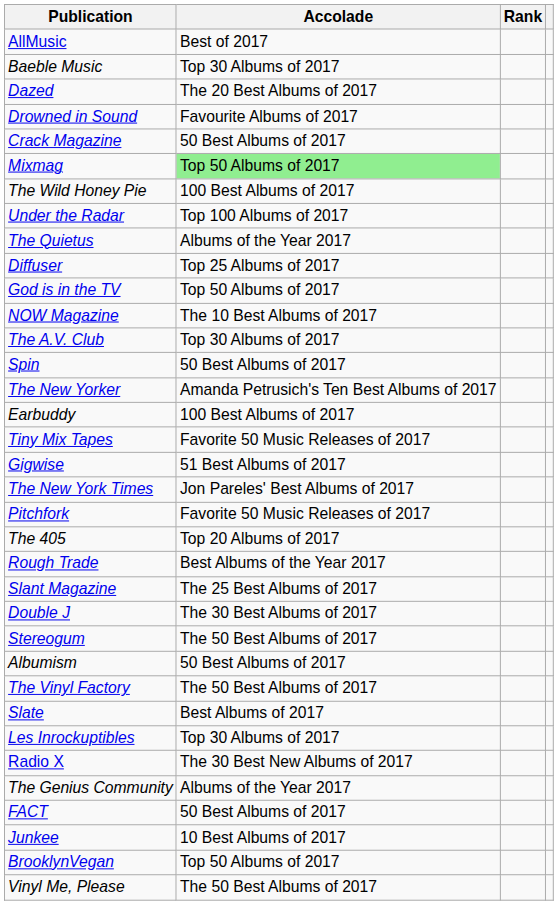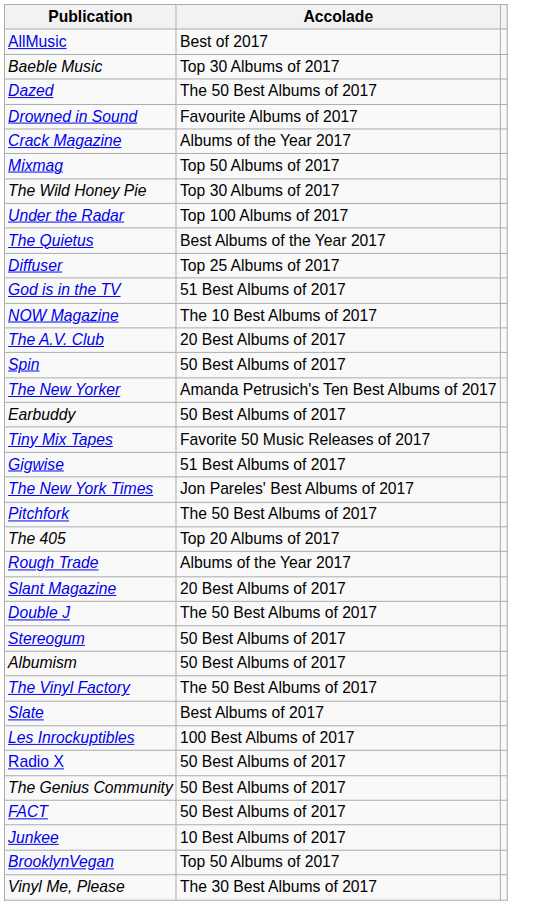- column: (523, 16)
(279, 91) The 20 Best Albums of 2017 -> (279, 91) The 50 Best Albums of 2017
(263, 141) 50 Best Albums of 2017 -> (265, 141) Albums of the Year 2017
(260, 166) lightgreen background -> (260, 166) no background
(267, 191) 100 Best Albums of 2017 -> (260, 191) Top 30 Albums of 2017
(265, 240) Albums of the Year 2017 -> (283, 240) Best Albums of the Year 2017
(260, 290) Top 50 Albums of 2017 -> (263, 290) 51 Best Albums of 2017
(260, 340) Top 30 Albums of 2017 -> (263, 340) 20 Best Albums of 2017
(267, 414) 100 Best Albums of 2017 -> (263, 414) 50 Best Albums of 2017
(305, 514) Favorite 50 Music Releases of 2017 -> (279, 514) The 50 Best Albums of 2017
(283, 564) Best Albums of the Year 2017 -> (265, 564) Albums of the Year 2017
(279, 588) The 25 Best Albums of 2017 -> (263, 588) 20 Best Albums of 2017
(279, 613) The 30 Best Albums of 2017 -> (279, 613) The 50 Best Albums of 2017
(279, 638) The 50 Best Albums of 2017 -> (263, 638) 50 Best Albums of 2017
(260, 738) Top 30 Albums of 2017 -> (267, 738) 100 Best Albums of 2017
(296, 762) The 30 Best New Albums of 2017 -> (263, 762) 50 Best Albums of 2017
(265, 787) Albums of the Year 2017 -> (263, 787) 50 Best Albums of 2017
(279, 887) The 50 Best Albums of 2017 -> (279, 887) The 30 Best Albums of 2017
